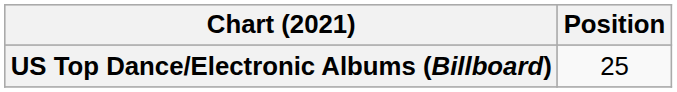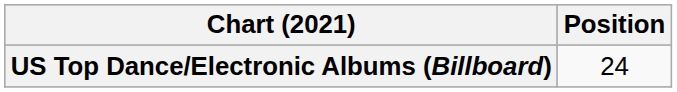(614, 65) 25 -> (614, 65) 24
